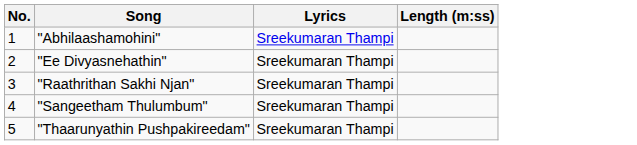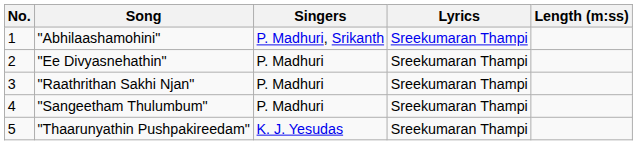+ column: (320, 16)
